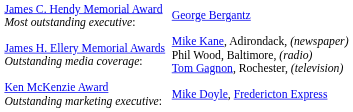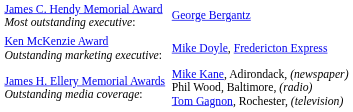rows swapped: (85, 55) <-> (83, 94)
